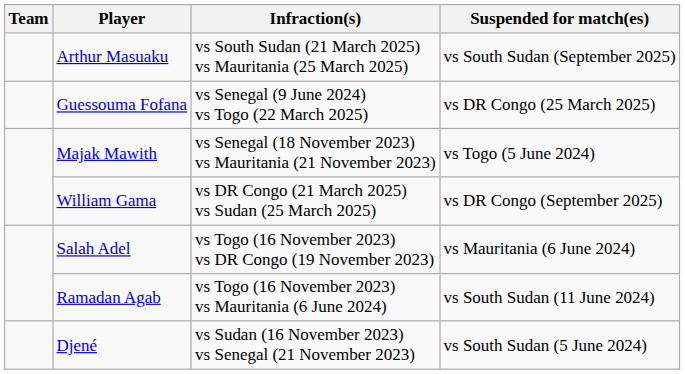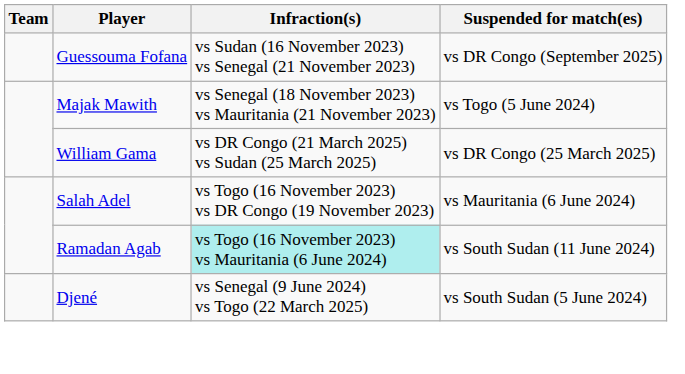- row: (112, 56)
(282, 105) vs Senegal (9 June 2024) vs Togo (22 March 2025) -> (305, 56) vs Sudan (16 November 2023) vs Senegal (21 November 2023)
(549, 105) vs DR Congo (25 March 2025) -> (553, 56) vs DR Congo (September 2025)
(553, 201) vs DR Congo (September 2025) -> (549, 153) vs DR Congo (25 March 2025)
(295, 297) no background -> (295, 249) paleturquoise background
(305, 345) vs Sudan (16 November 2023) vs Senegal (21 November 2023) -> (282, 297) vs Senegal (9 June 2024) vs Togo (22 March 2025)
